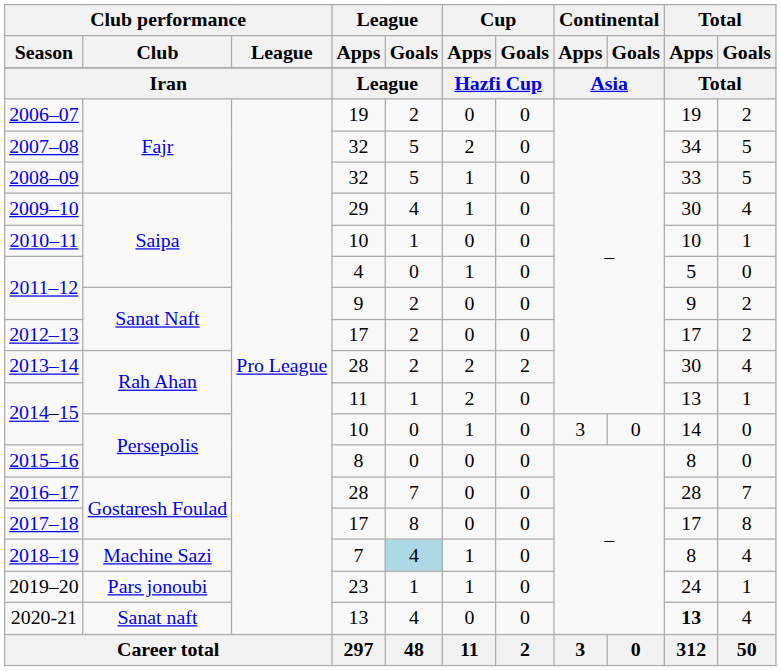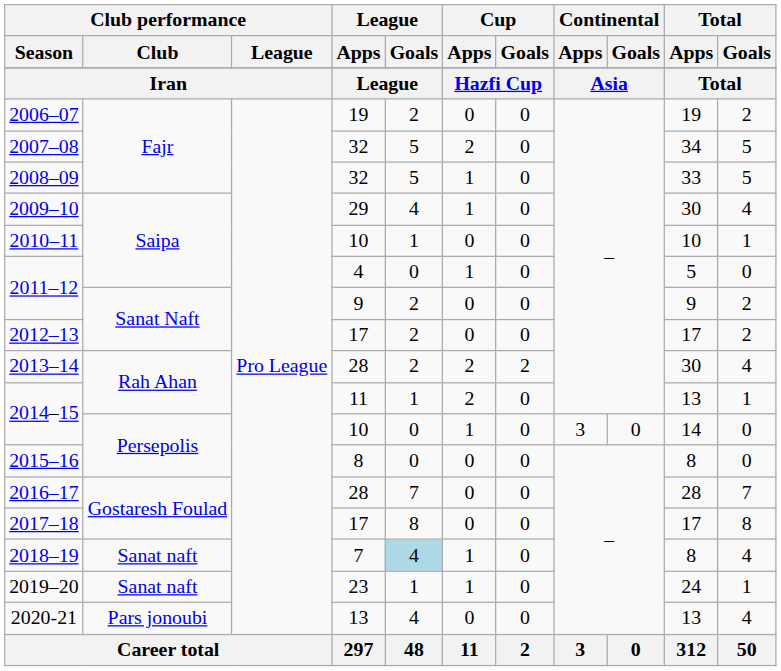(157, 555) Machine Sazi -> (157, 555) Sanat naft
(157, 586) Pars jonoubi -> (157, 586) Sanat naft
(157, 618) Sanat naft -> (157, 618) Pars jonoubi
(691, 618) bold -> (691, 618) normal
